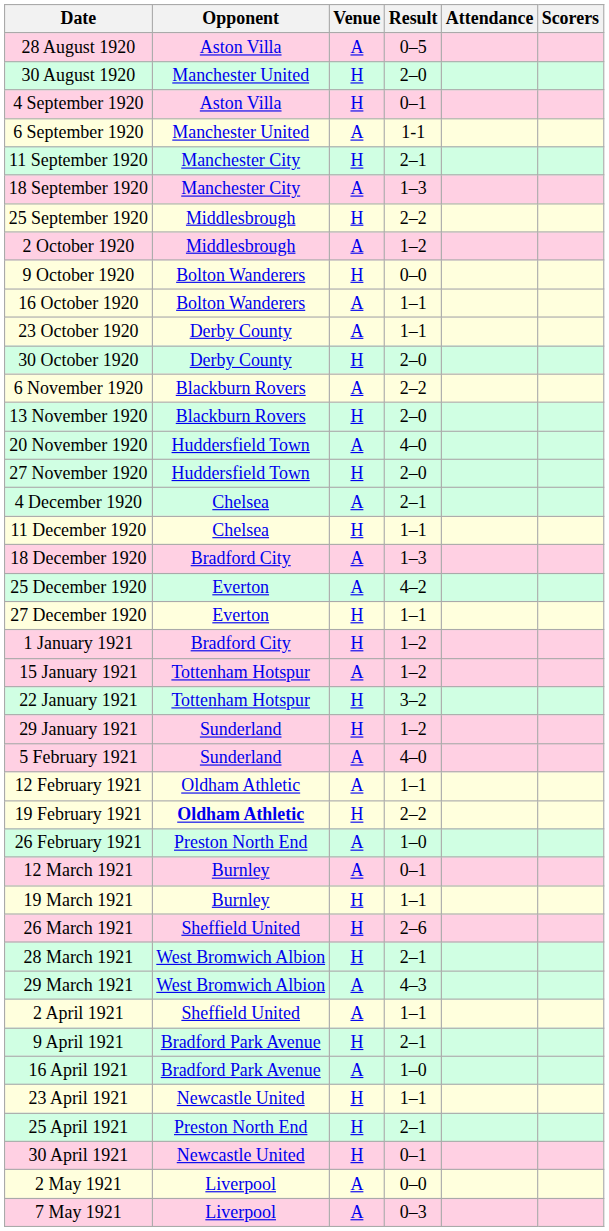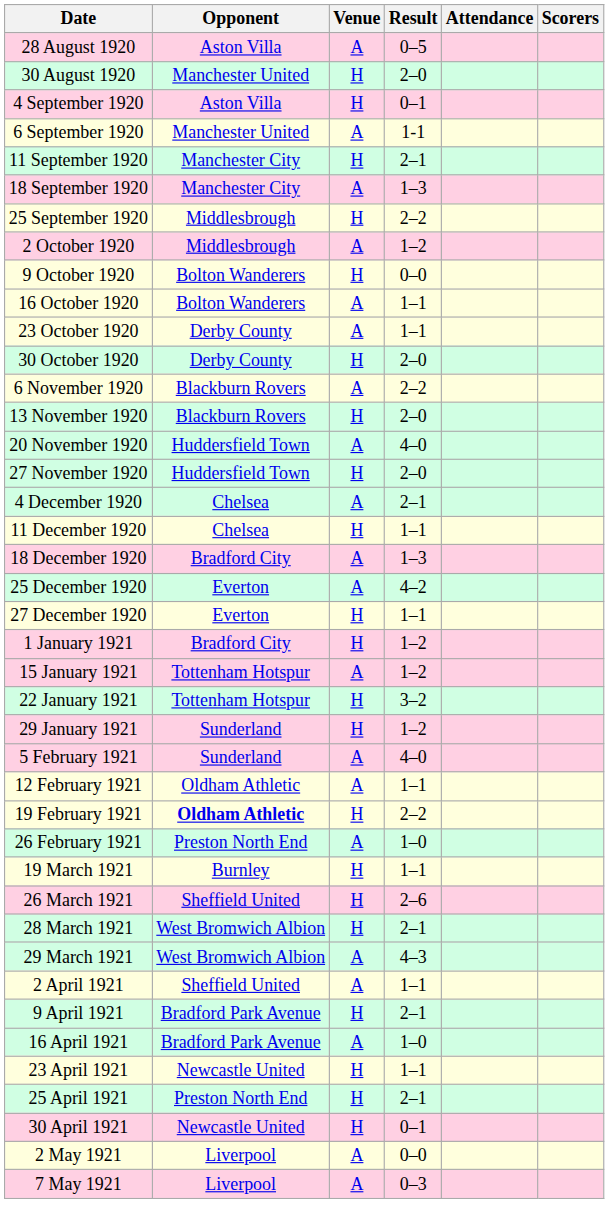- row: (78, 871)
